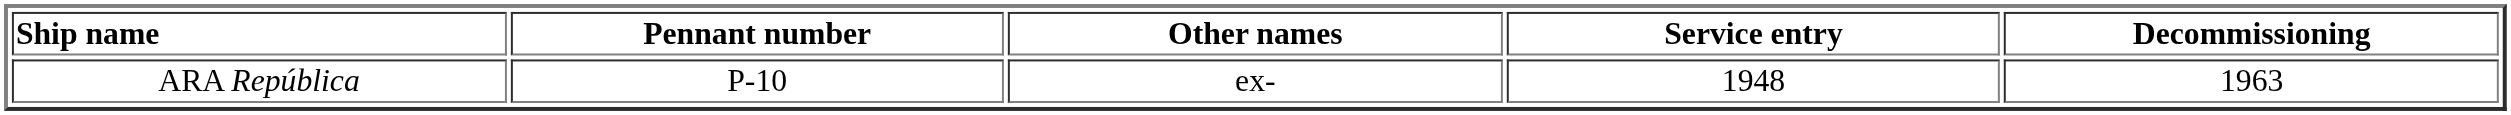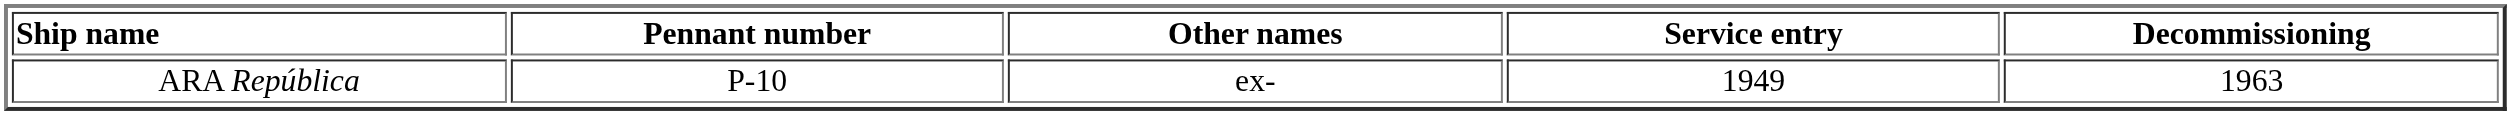(1753, 80) 1948 -> (1753, 80) 1949
